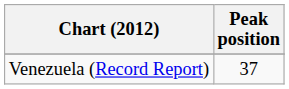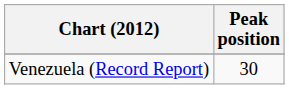(249, 68) 37 -> (249, 68) 30
